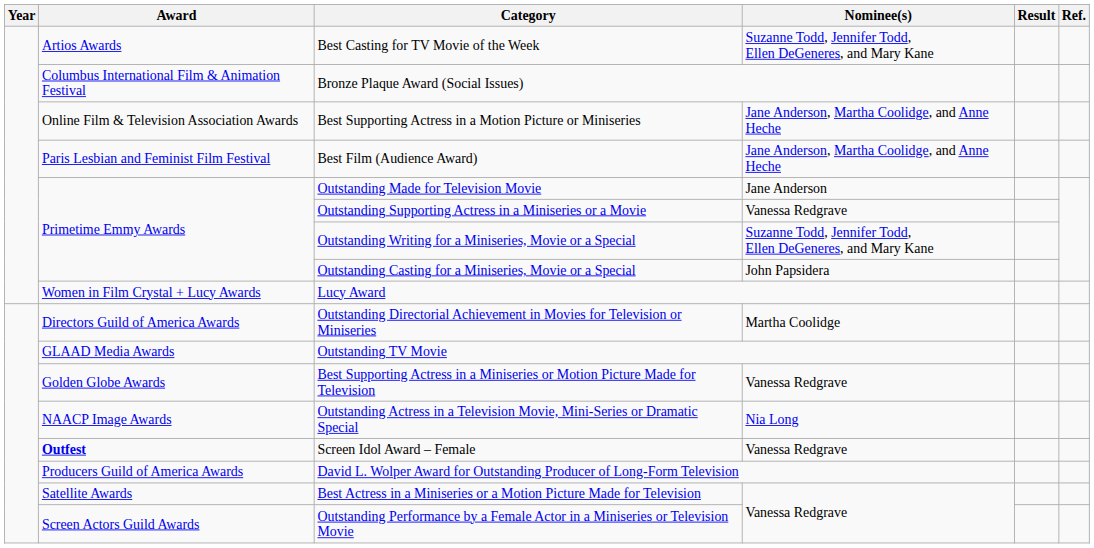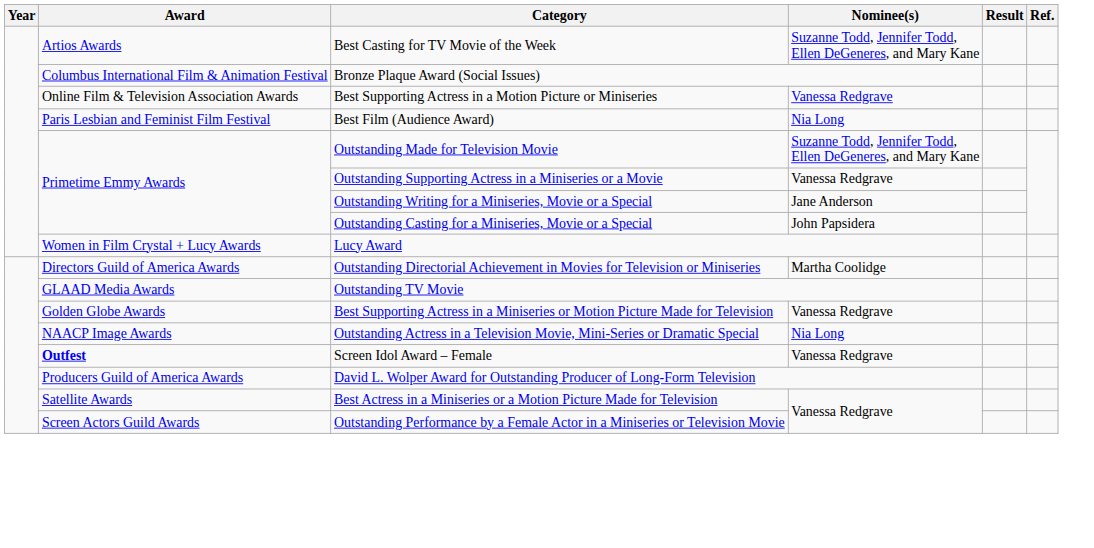(867, 120) Jane Anderson, Martha Coolidge, and Anne Heche -> (842, 97) Vanessa Redgrave
(867, 158) Jane Anderson, Martha Coolidge, and Anne Heche -> (818, 119) Nia Long
(786, 188) Jane Anderson -> (885, 149) Suzanne Todd, Jennifer Todd, Ellen DeGeneres, and Mary Kane
(840, 240) Suzanne Todd, Jennifer Todd, Ellen DeGeneres, and Mary Kane -> (832, 201) Jane Anderson
